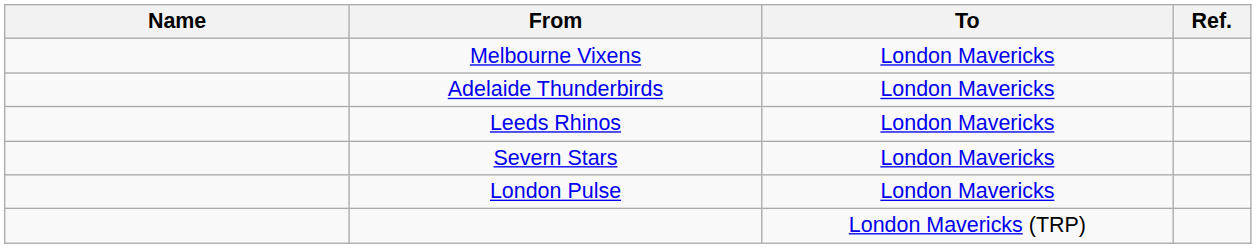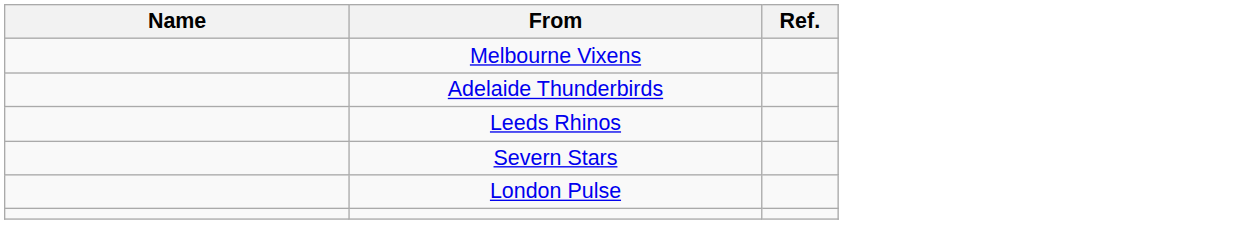- column: (967, 21)
